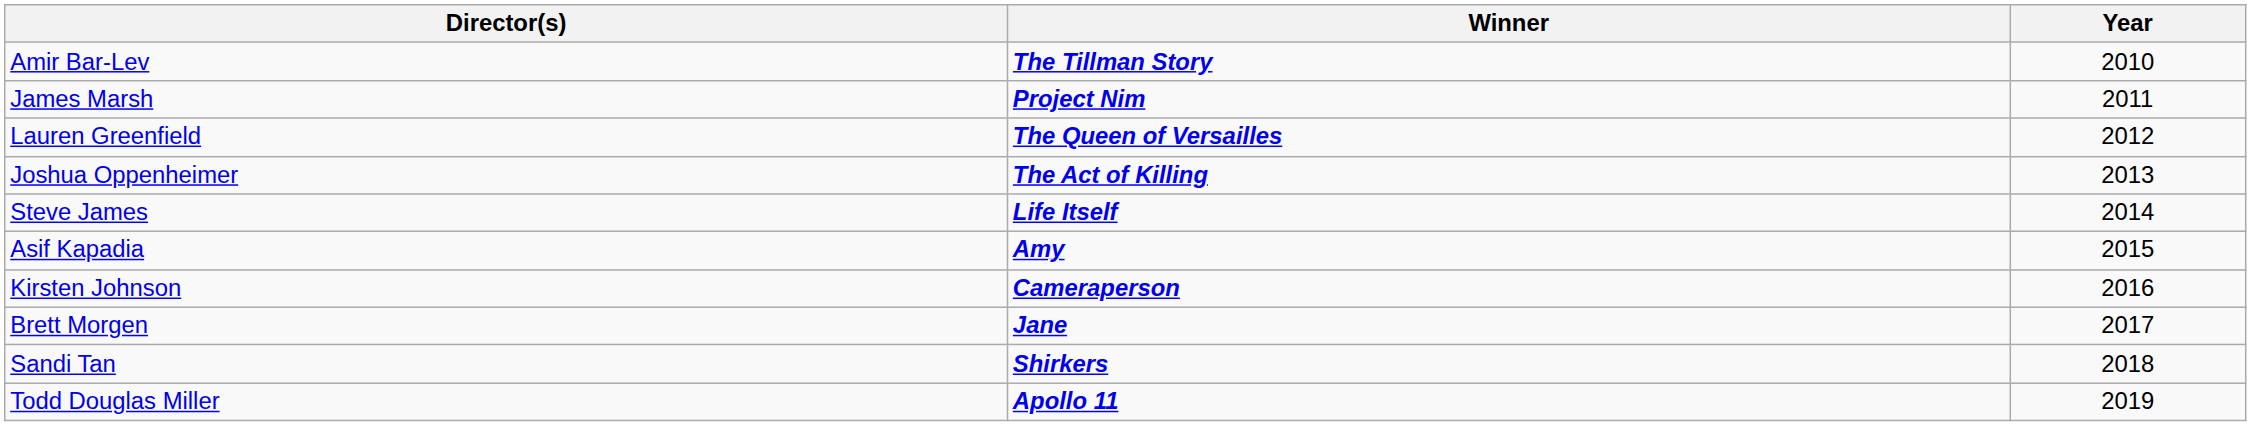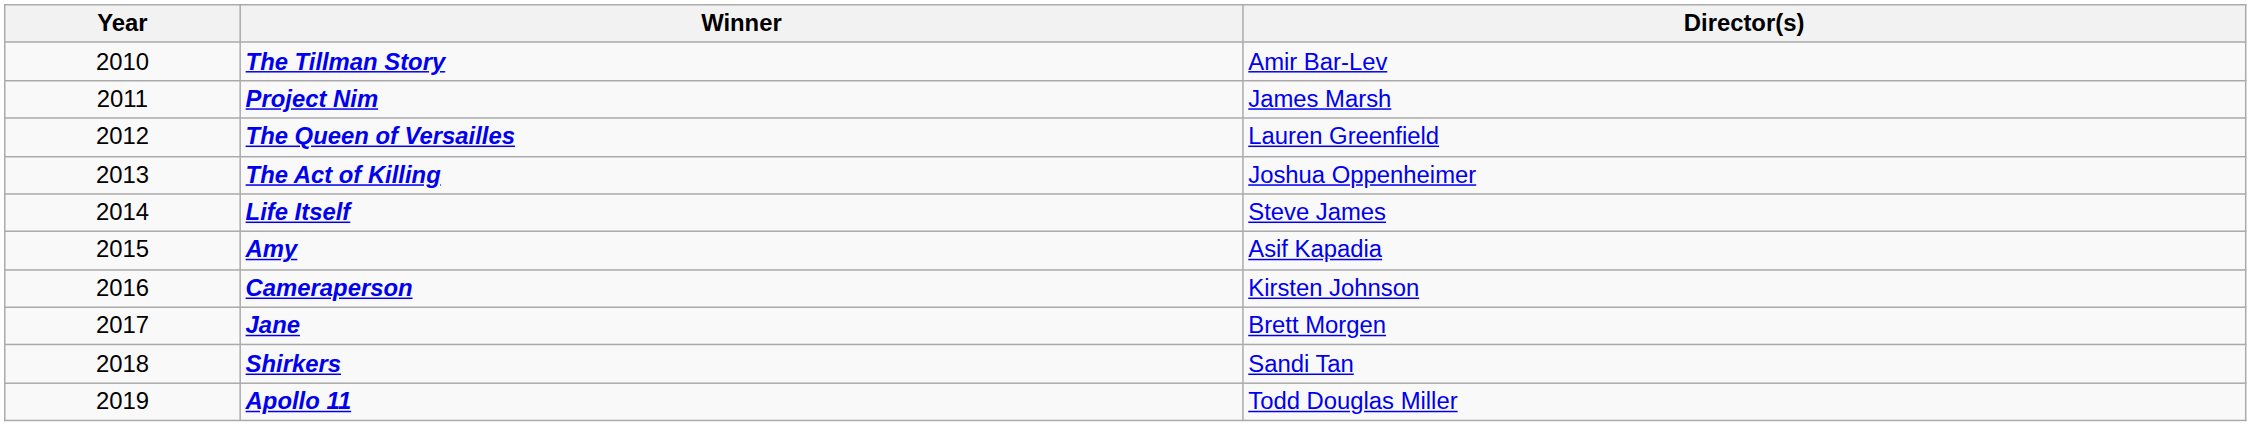columns swapped: (2128, 23) <-> (506, 23)
